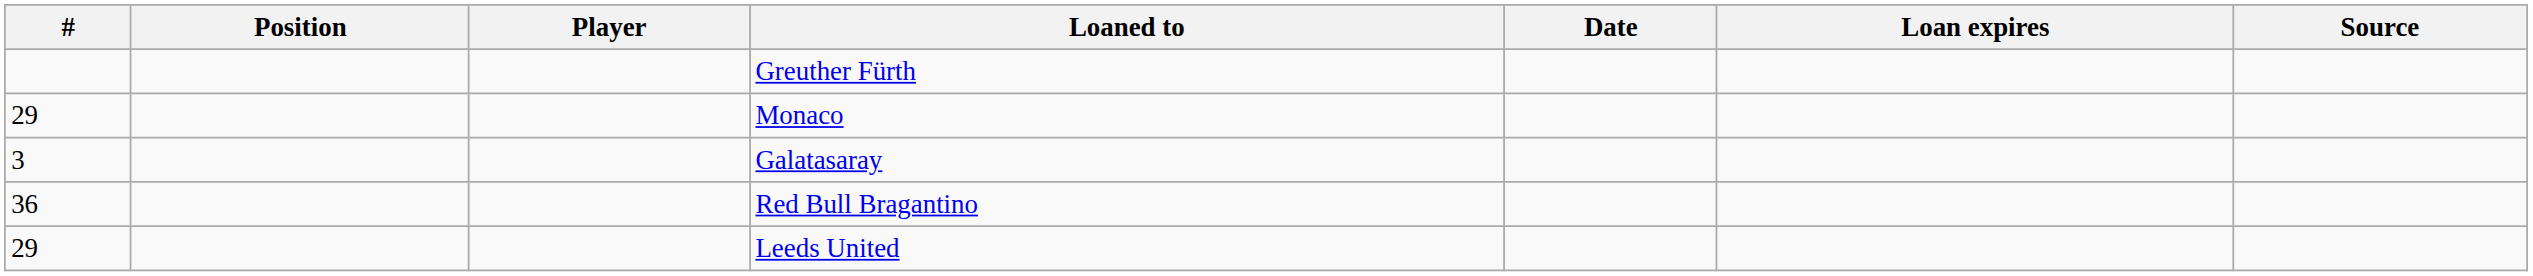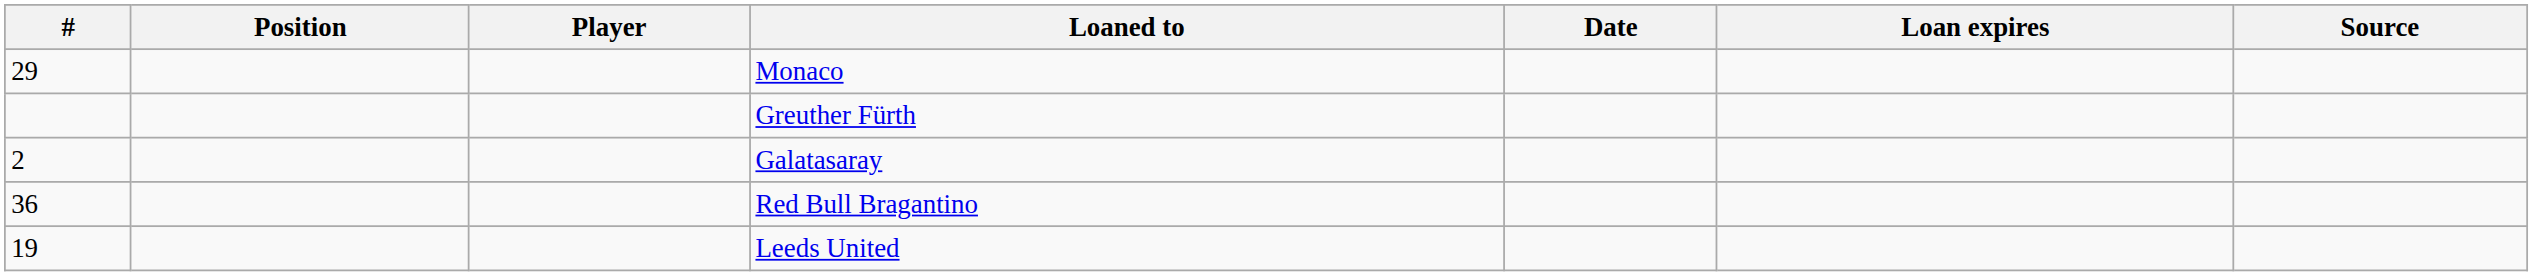rows swapped: (836, 71) <-> (800, 115)
(18, 159) 3 -> (18, 159) 2
(25, 248) 29 -> (25, 248) 19
